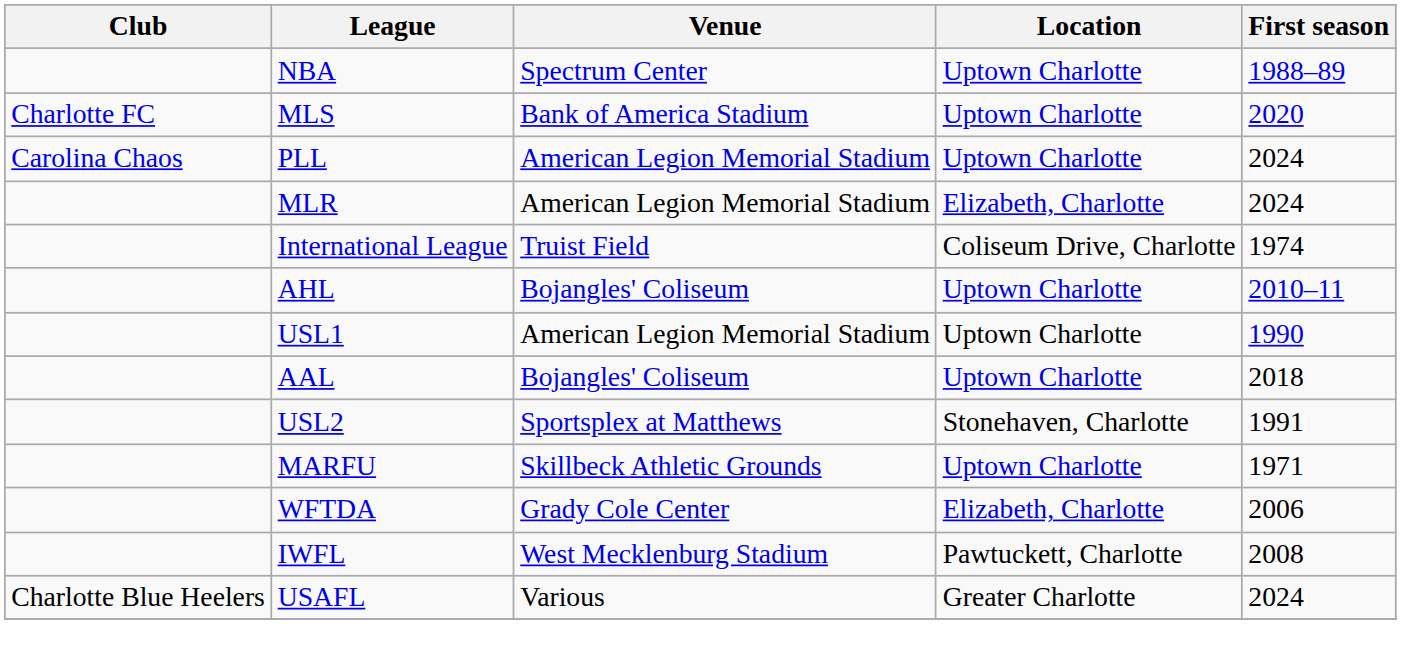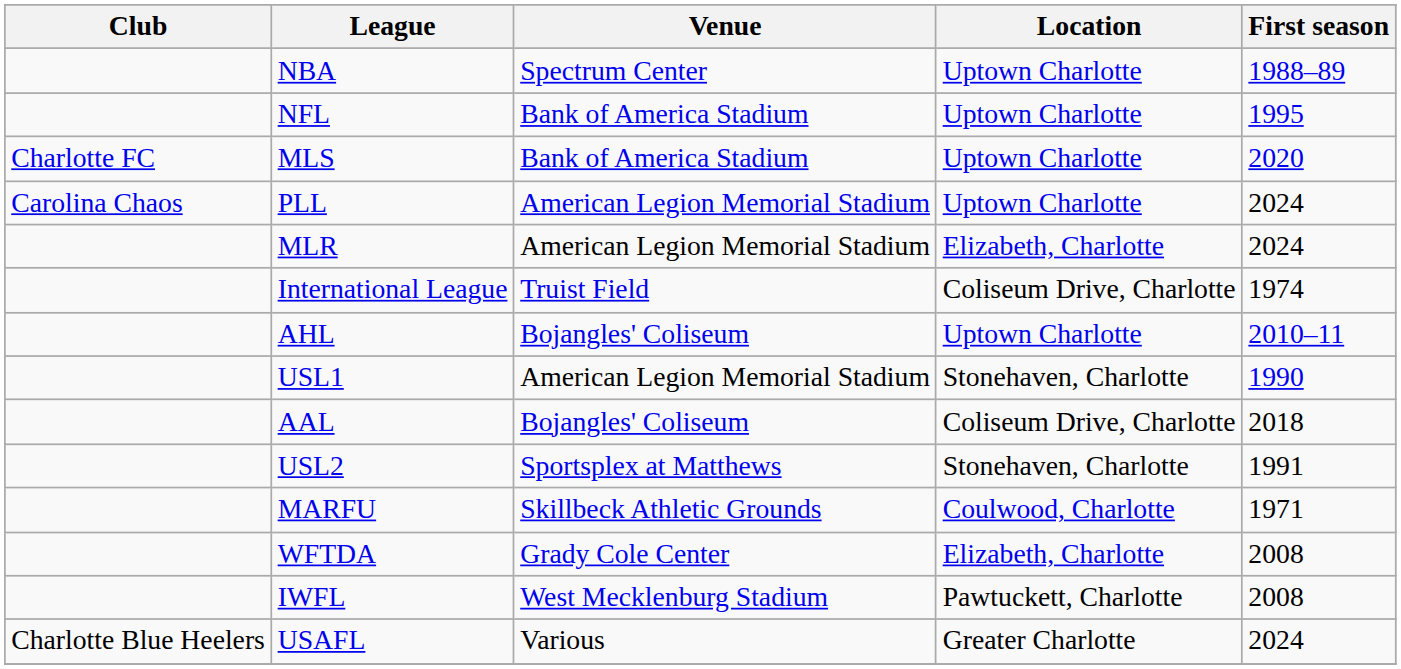+ row: (304, 114)
(1042, 333) Uptown Charlotte -> (1066, 377) Stonehaven, Charlotte
(1042, 377) Uptown Charlotte -> (1089, 421) Coliseum Drive, Charlotte
(1042, 465) Uptown Charlotte -> (1059, 509) Coulwood, Charlotte
(1276, 509) 2006 -> (1276, 553) 2008
